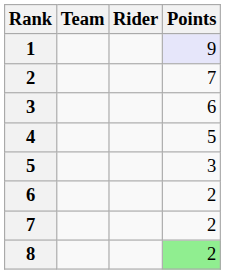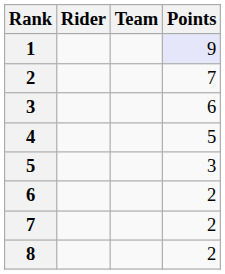columns swapped: (136, 19) <-> (83, 19)
(212, 254) lightgreen background -> (212, 254) no background
